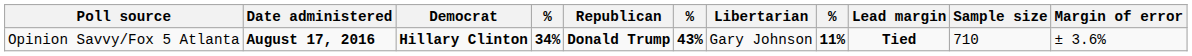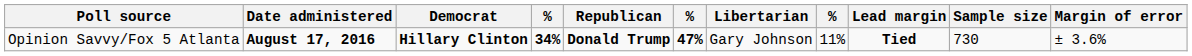(690, 40) 43% -> (690, 40) 47%
(832, 40) bold -> (832, 40) normal
(966, 40) 710 -> (966, 40) 730
